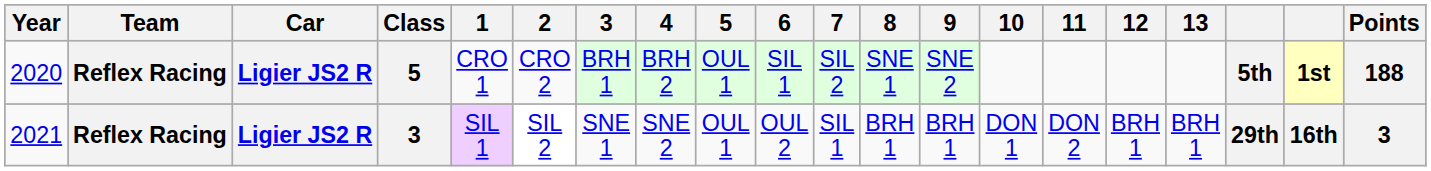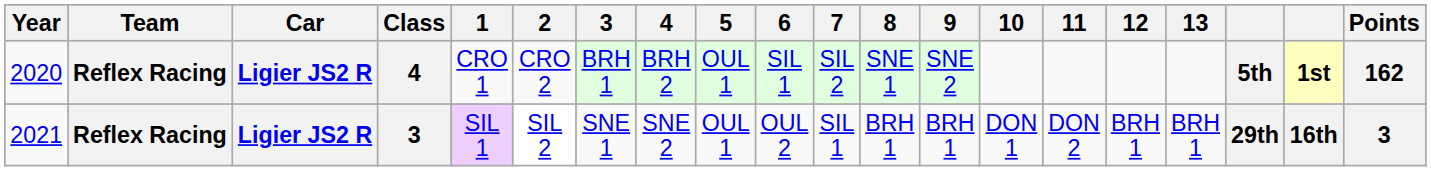(414, 72) 5 -> (414, 72) 4
(1384, 72) 188 -> (1384, 72) 162
